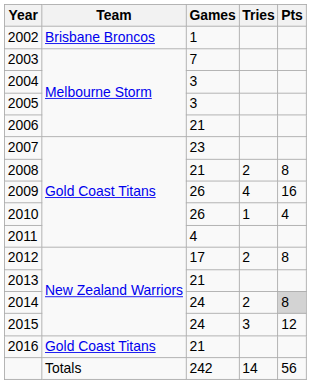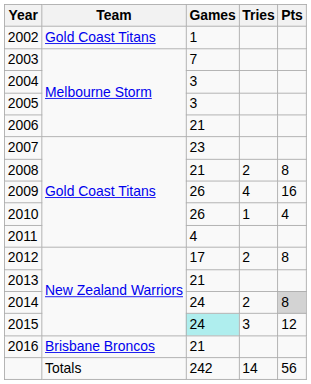(100, 37) Brisbane Broncos -> (100, 37) Gold Coast Titans
(197, 324) no background -> (197, 324) paleturquoise background
(100, 346) Gold Coast Titans -> (100, 346) Brisbane Broncos
